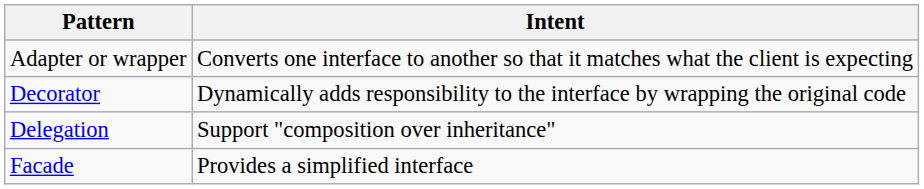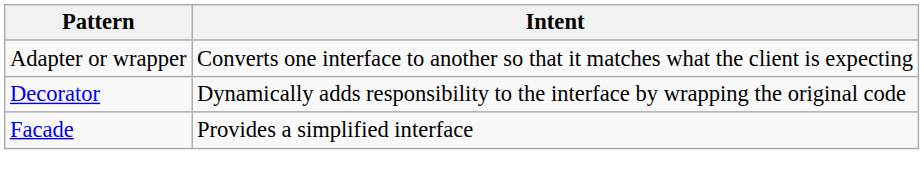- row: (59, 129)
